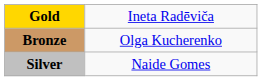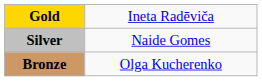rows swapped: (44, 63) <-> (44, 39)
